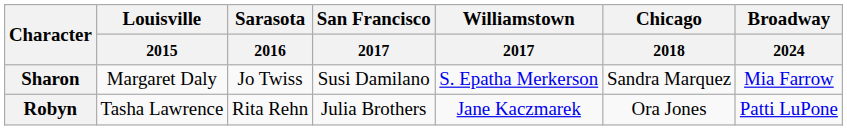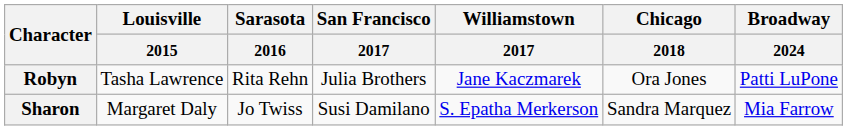rows swapped: (50, 79) <-> (50, 109)
